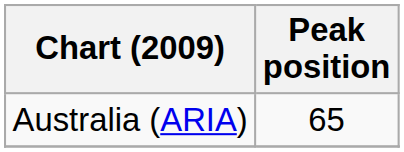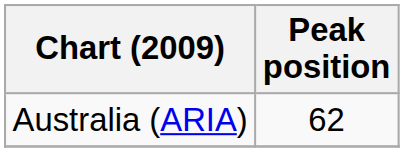(327, 119) 65 -> (327, 119) 62
